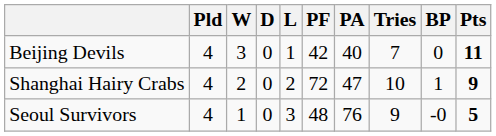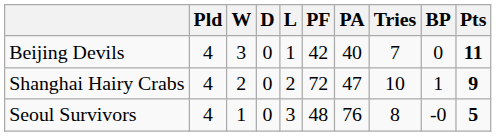(395, 114) 9 -> (395, 114) 8
